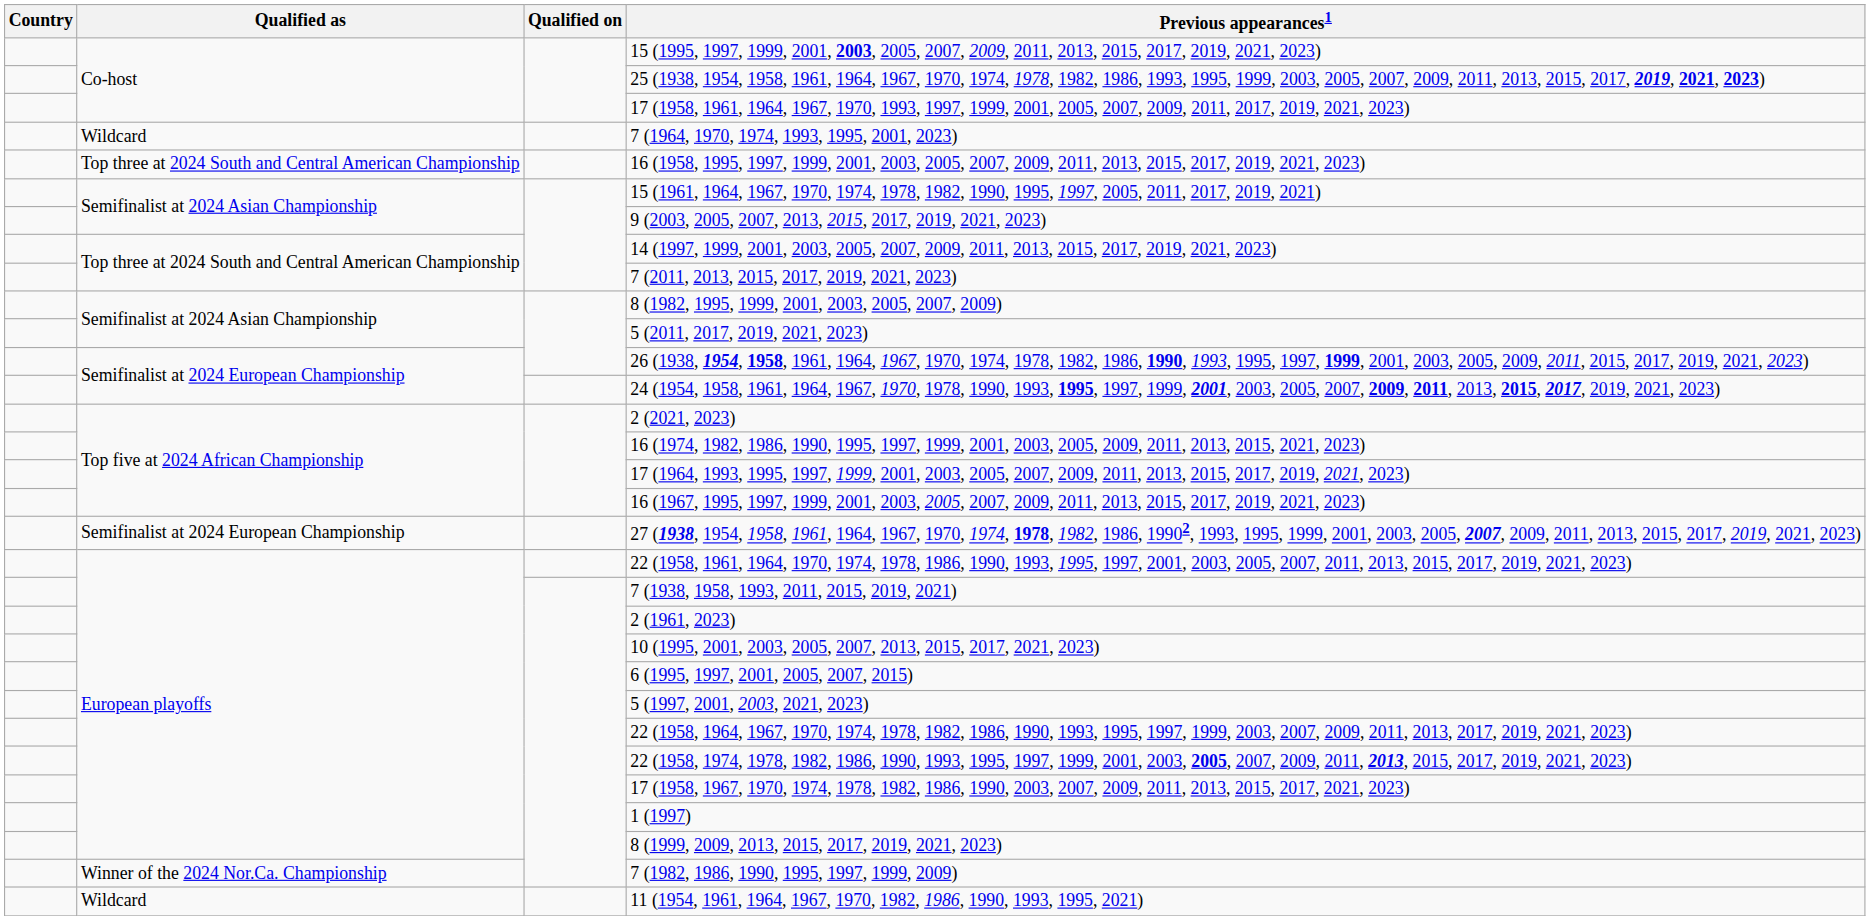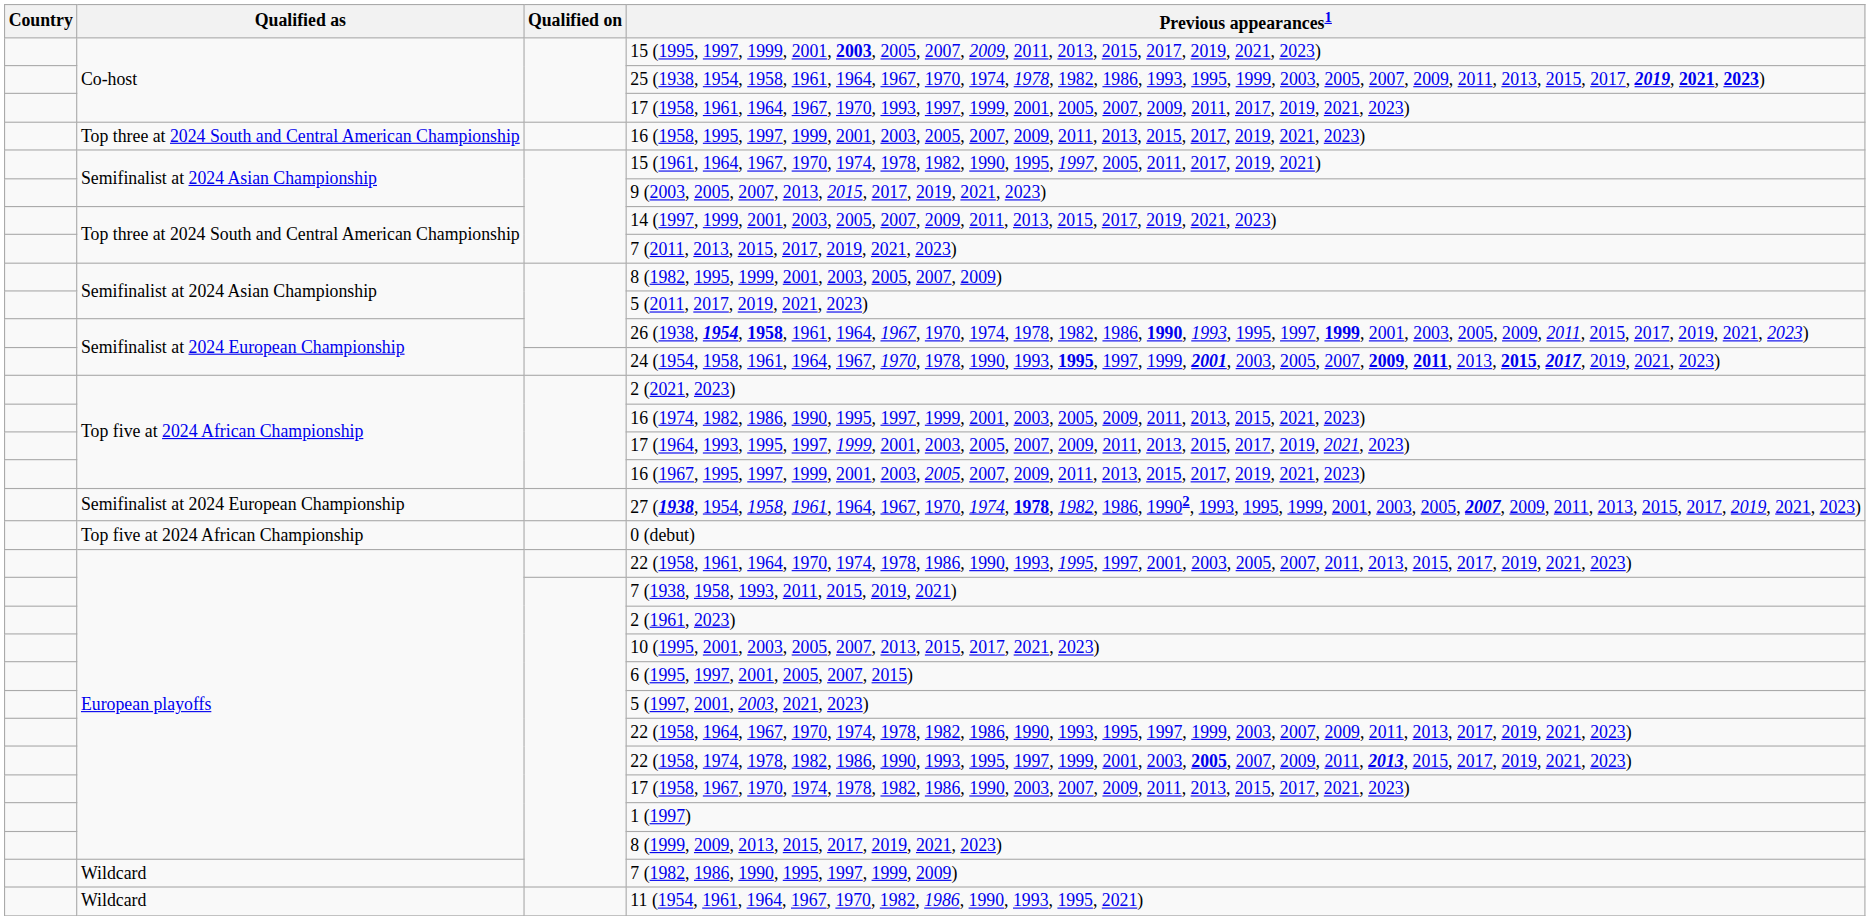- row: (794, 136)
+ row: (663, 535)
(234, 873) Winner of the 2024 Nor.Ca. Championship -> (114, 873) Wildcard
